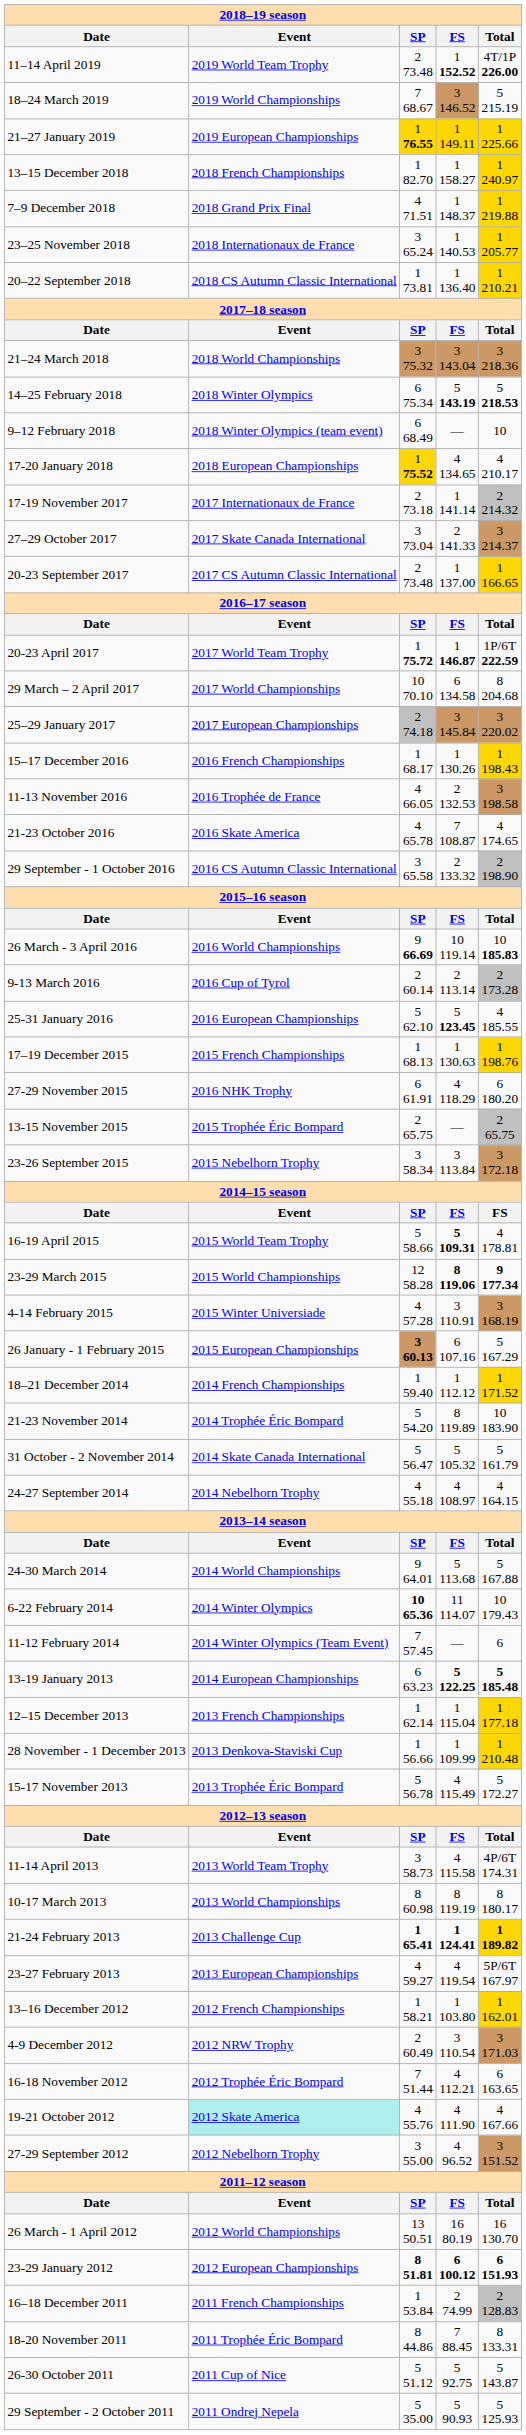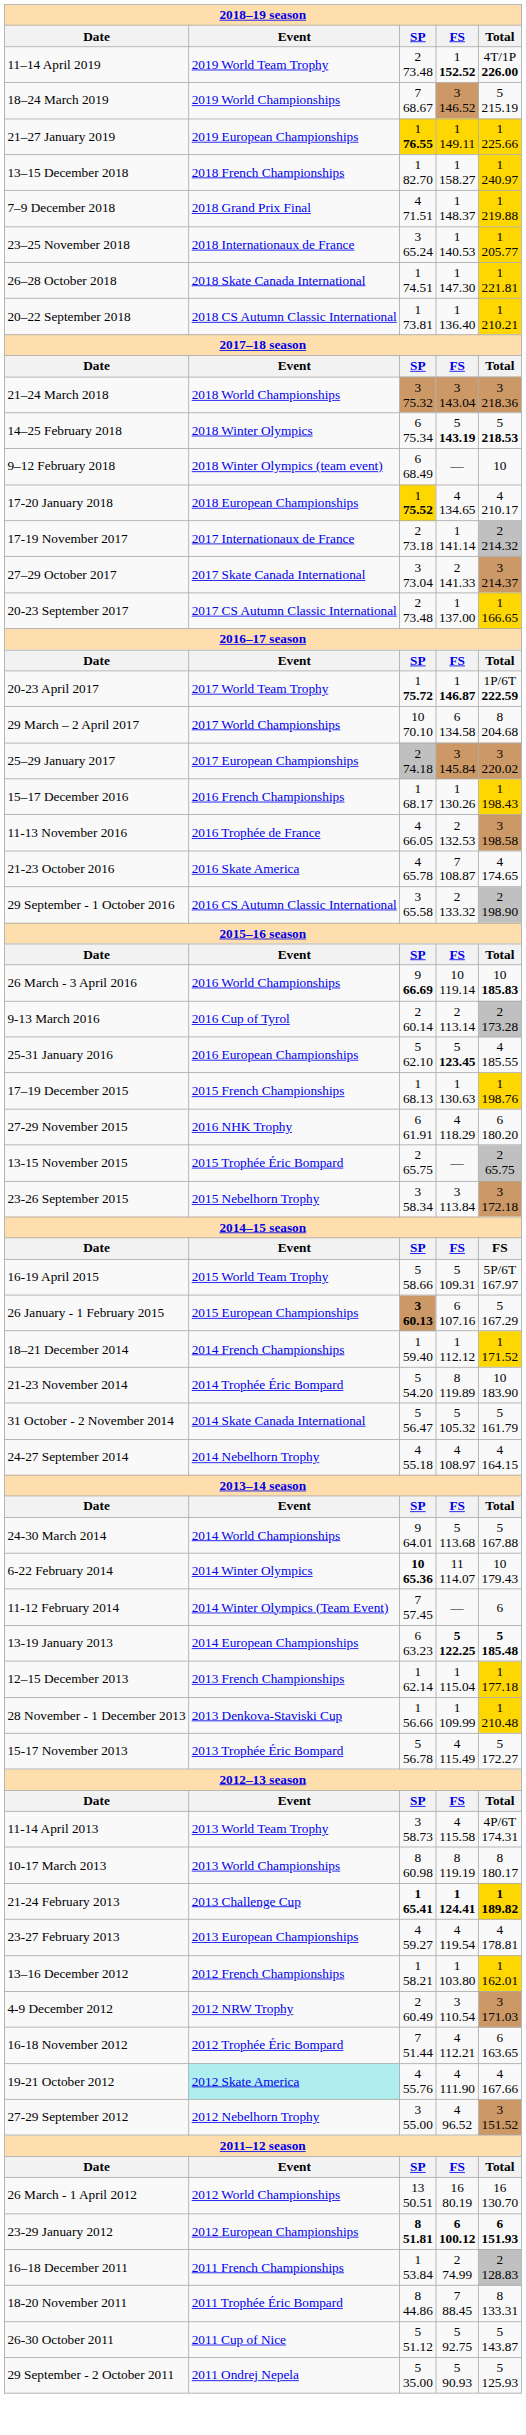+ row: (62, 280)
(457, 1241) bold -> (457, 1277) normal
(500, 1241) 4 178.81 -> (500, 1277) 5P/6T 167.97
- row: (57, 1277)
- row: (60, 1313)
(500, 1973) 5P/6T 167.97 -> (500, 1937) 4 178.81
